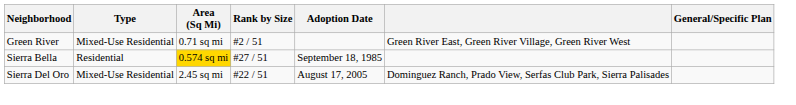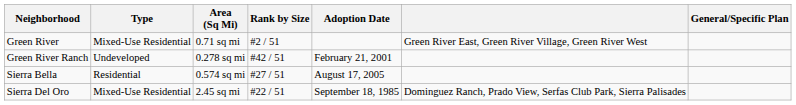+ row: (48, 58)
(203, 58) gold background -> (220, 74) no background
(340, 58) September 18, 1985 -> (349, 74) August 17, 2005
(332, 74) August 17, 2005 -> (357, 91) September 18, 1985
